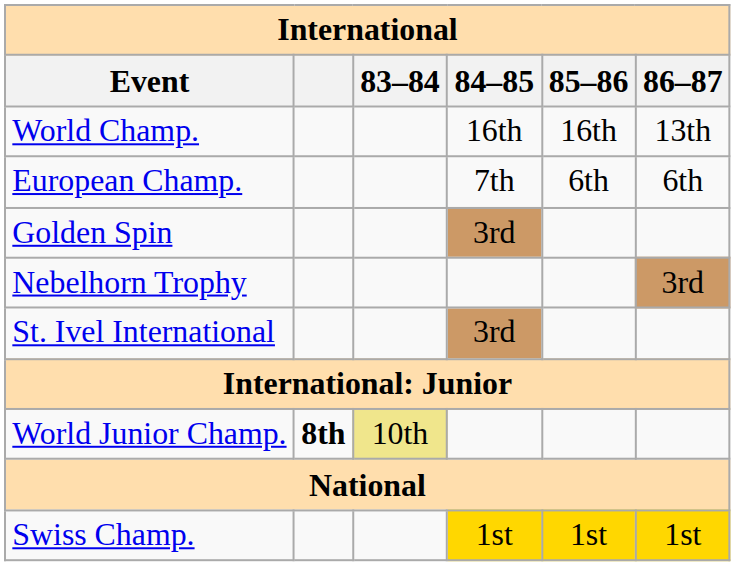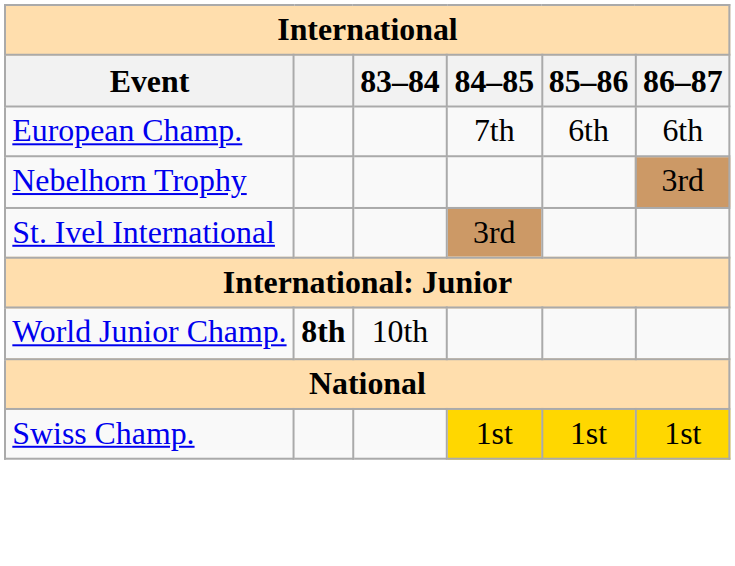- row: (106, 130)
- row: (92, 231)
(400, 433) khaki background -> (400, 332) no background
